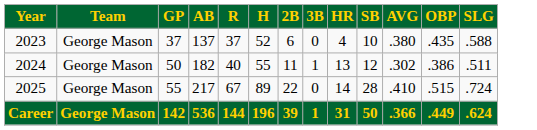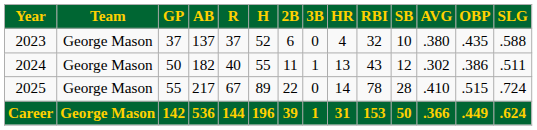+ column: (374, 16)
